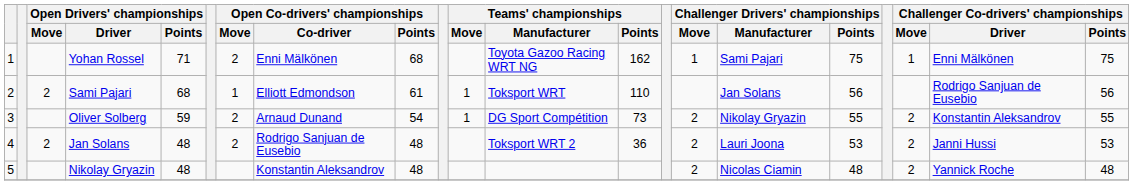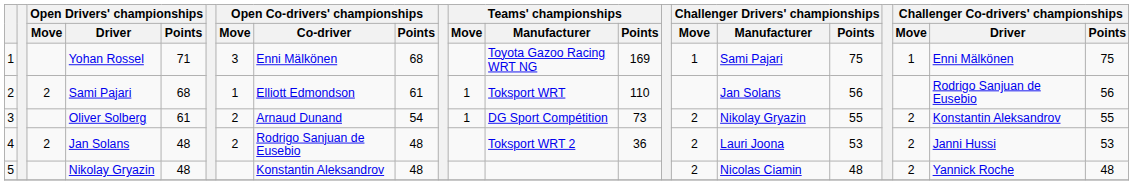(235, 59) 2 -> (235, 59) 3
(640, 59) 162 -> (640, 59) 169
(184, 118) 59 -> (184, 118) 61
